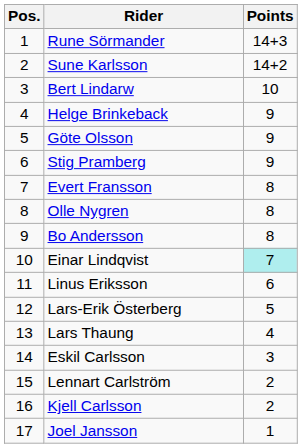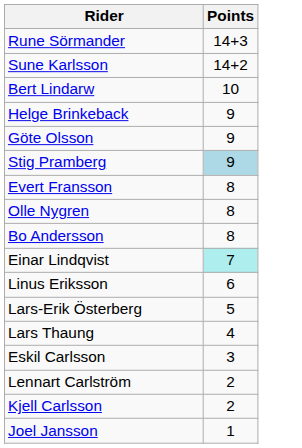- column: (24, 16)
(270, 162) no background -> (231, 162) lightblue background
